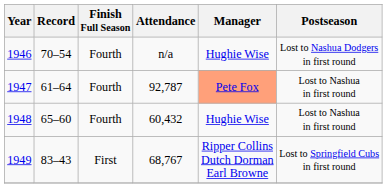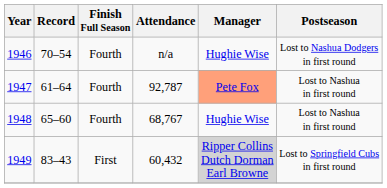(166, 119) 60,432 -> (166, 119) 68,767
(166, 159) 68,767 -> (166, 159) 60,432
(237, 159) no background -> (237, 159) lightgrey background
